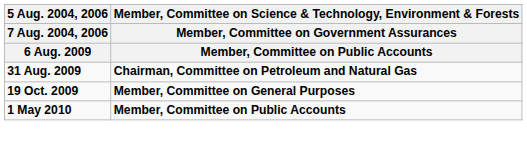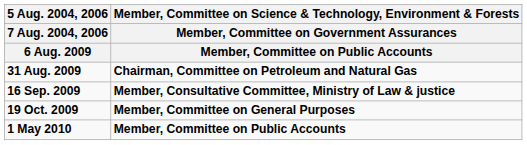+ row: (44, 91)
